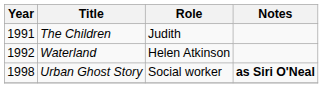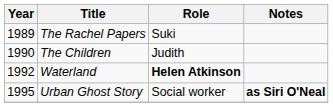+ row: (93, 33)
(21, 33) 1991 -> (21, 53) 1990
(189, 53) normal -> (196, 72) bold
(21, 72) 1998 -> (21, 92) 1995
